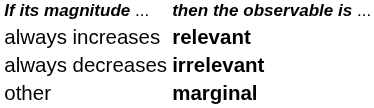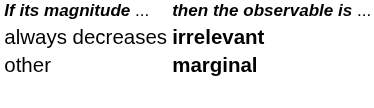- row: (82, 37)
